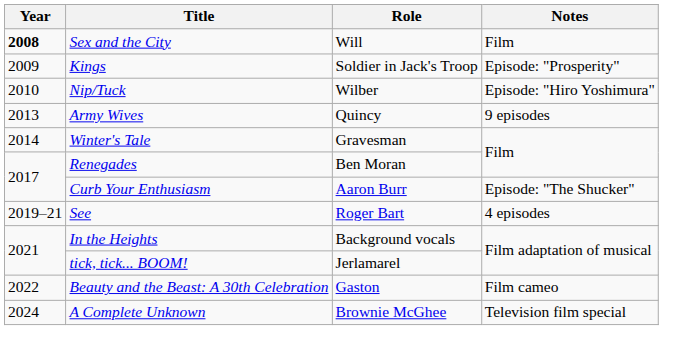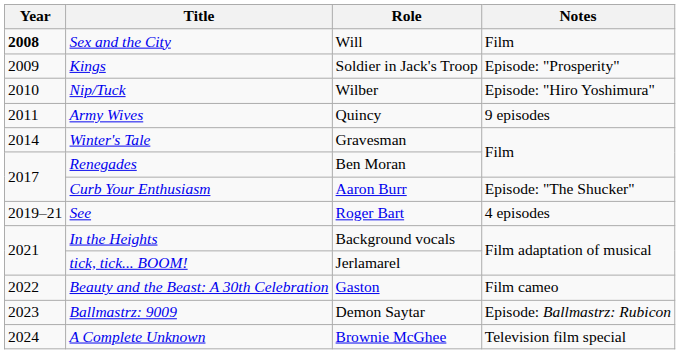(24, 115) 2013 -> (23, 115) 2011
+ row: (123, 312)
